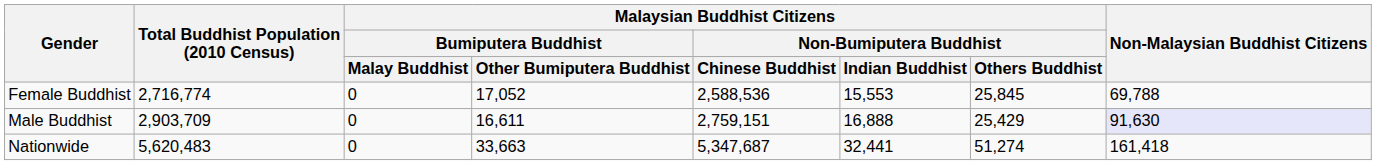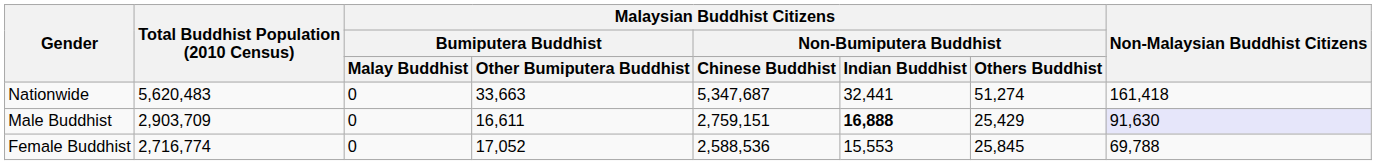rows swapped: (49, 146) <-> (70, 95)
(868, 120) normal -> (868, 120) bold
